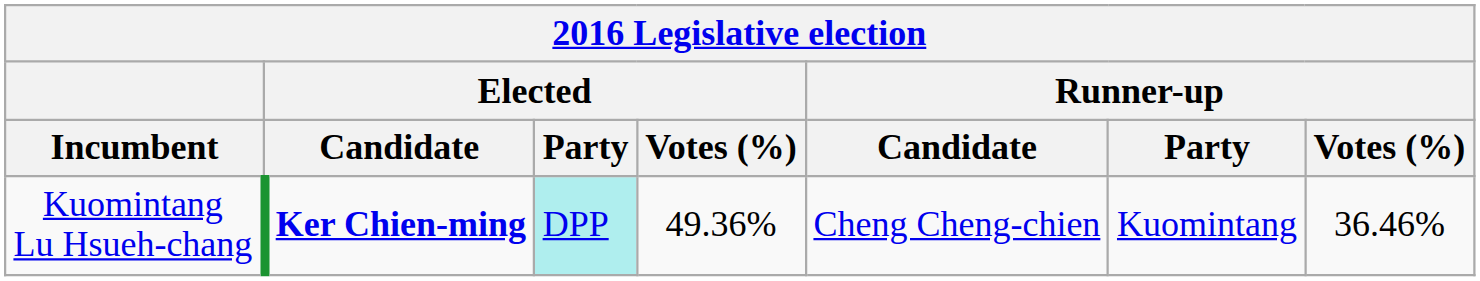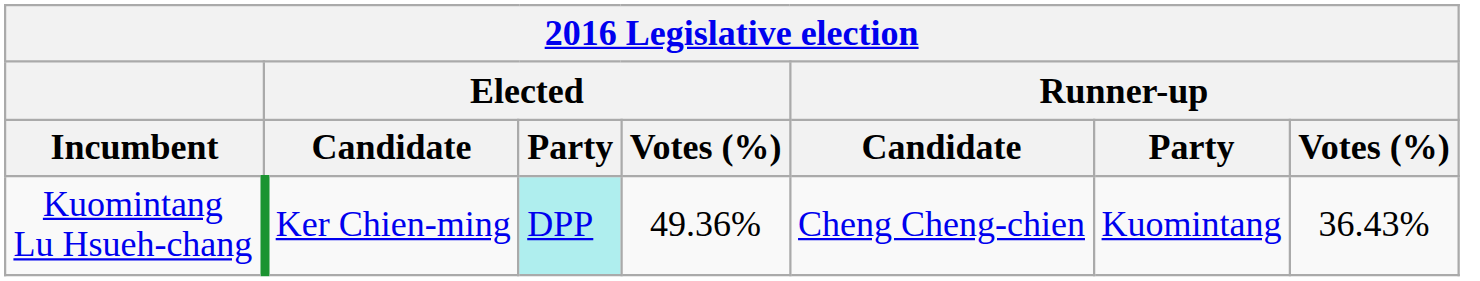(401, 224) bold -> (393, 224) normal
(1389, 224) 36.46% -> (1374, 224) 36.43%
